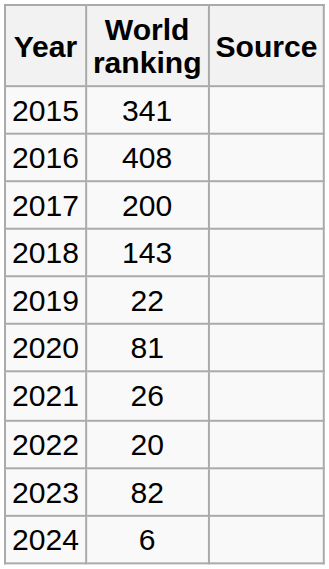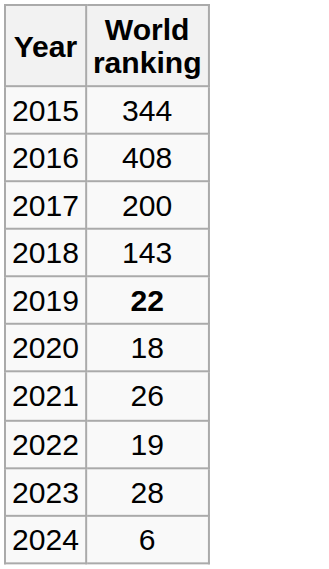- column: (266, 46)
(147, 110) 341 -> (147, 110) 344
(147, 301) normal -> (147, 301) bold
(147, 349) 81 -> (147, 349) 18
(147, 444) 20 -> (147, 444) 19
(147, 491) 82 -> (147, 491) 28
